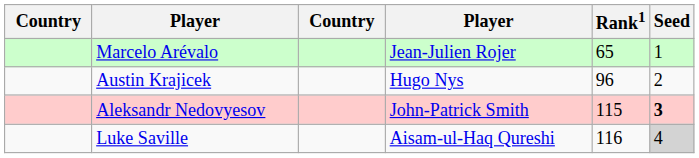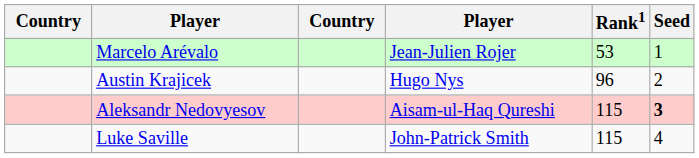(605, 52) 65 -> (605, 52) 53
(459, 109) John-Patrick Smith -> (472, 109) Aisam-ul-Haq Qureshi
(472, 138) Aisam-ul-Haq Qureshi -> (459, 138) John-Patrick Smith
(609, 138) 116 -> (609, 138) 115
(658, 138) lightgrey background -> (658, 138) no background
